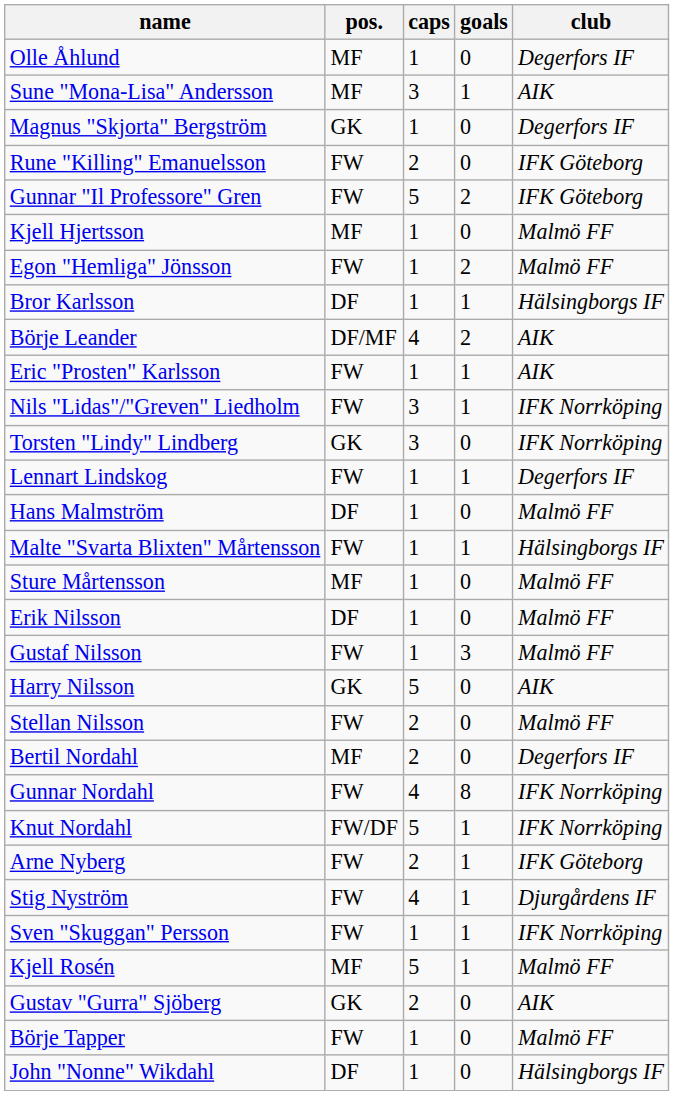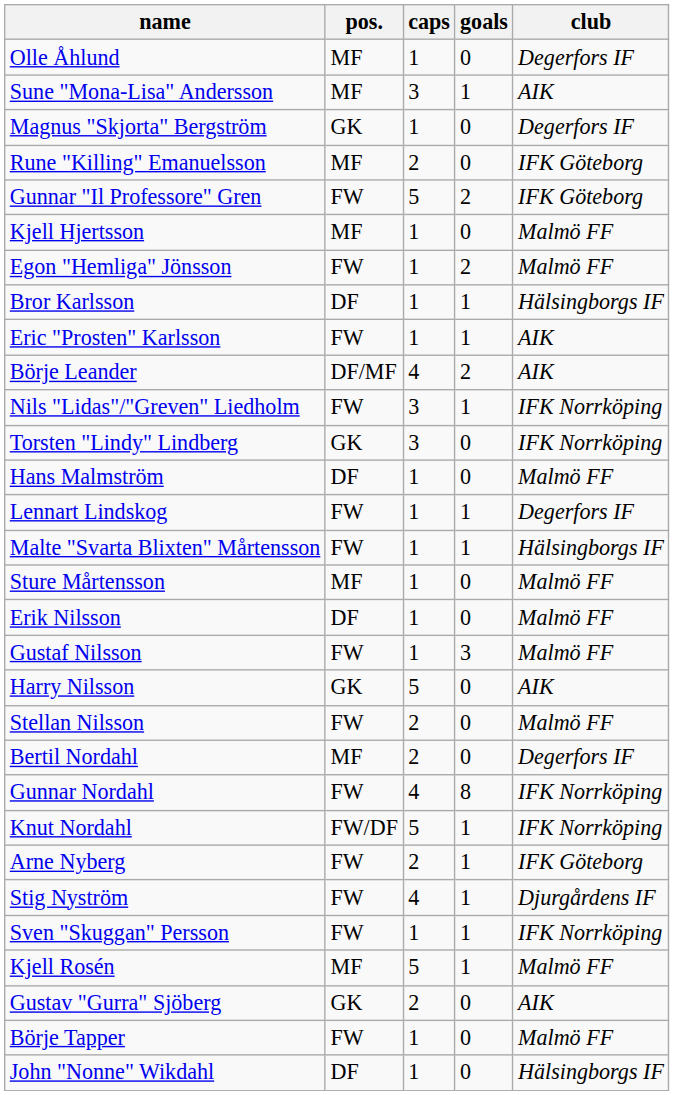(347, 162) FW -> (346, 162) MF
rows swapped: (115, 372) <-> (73, 337)
rows swapped: (89, 477) <-> (87, 512)
